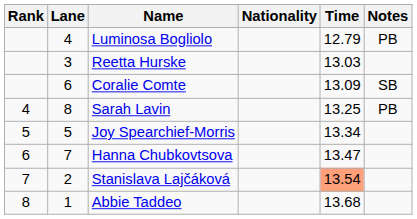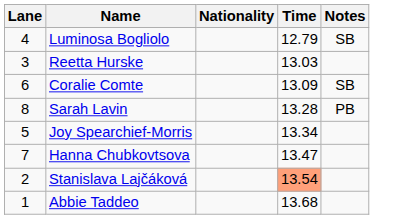- column: (26, 16)
(388, 39) PB -> (345, 39) SB
(342, 109) 13.25 -> (299, 109) 13.28
